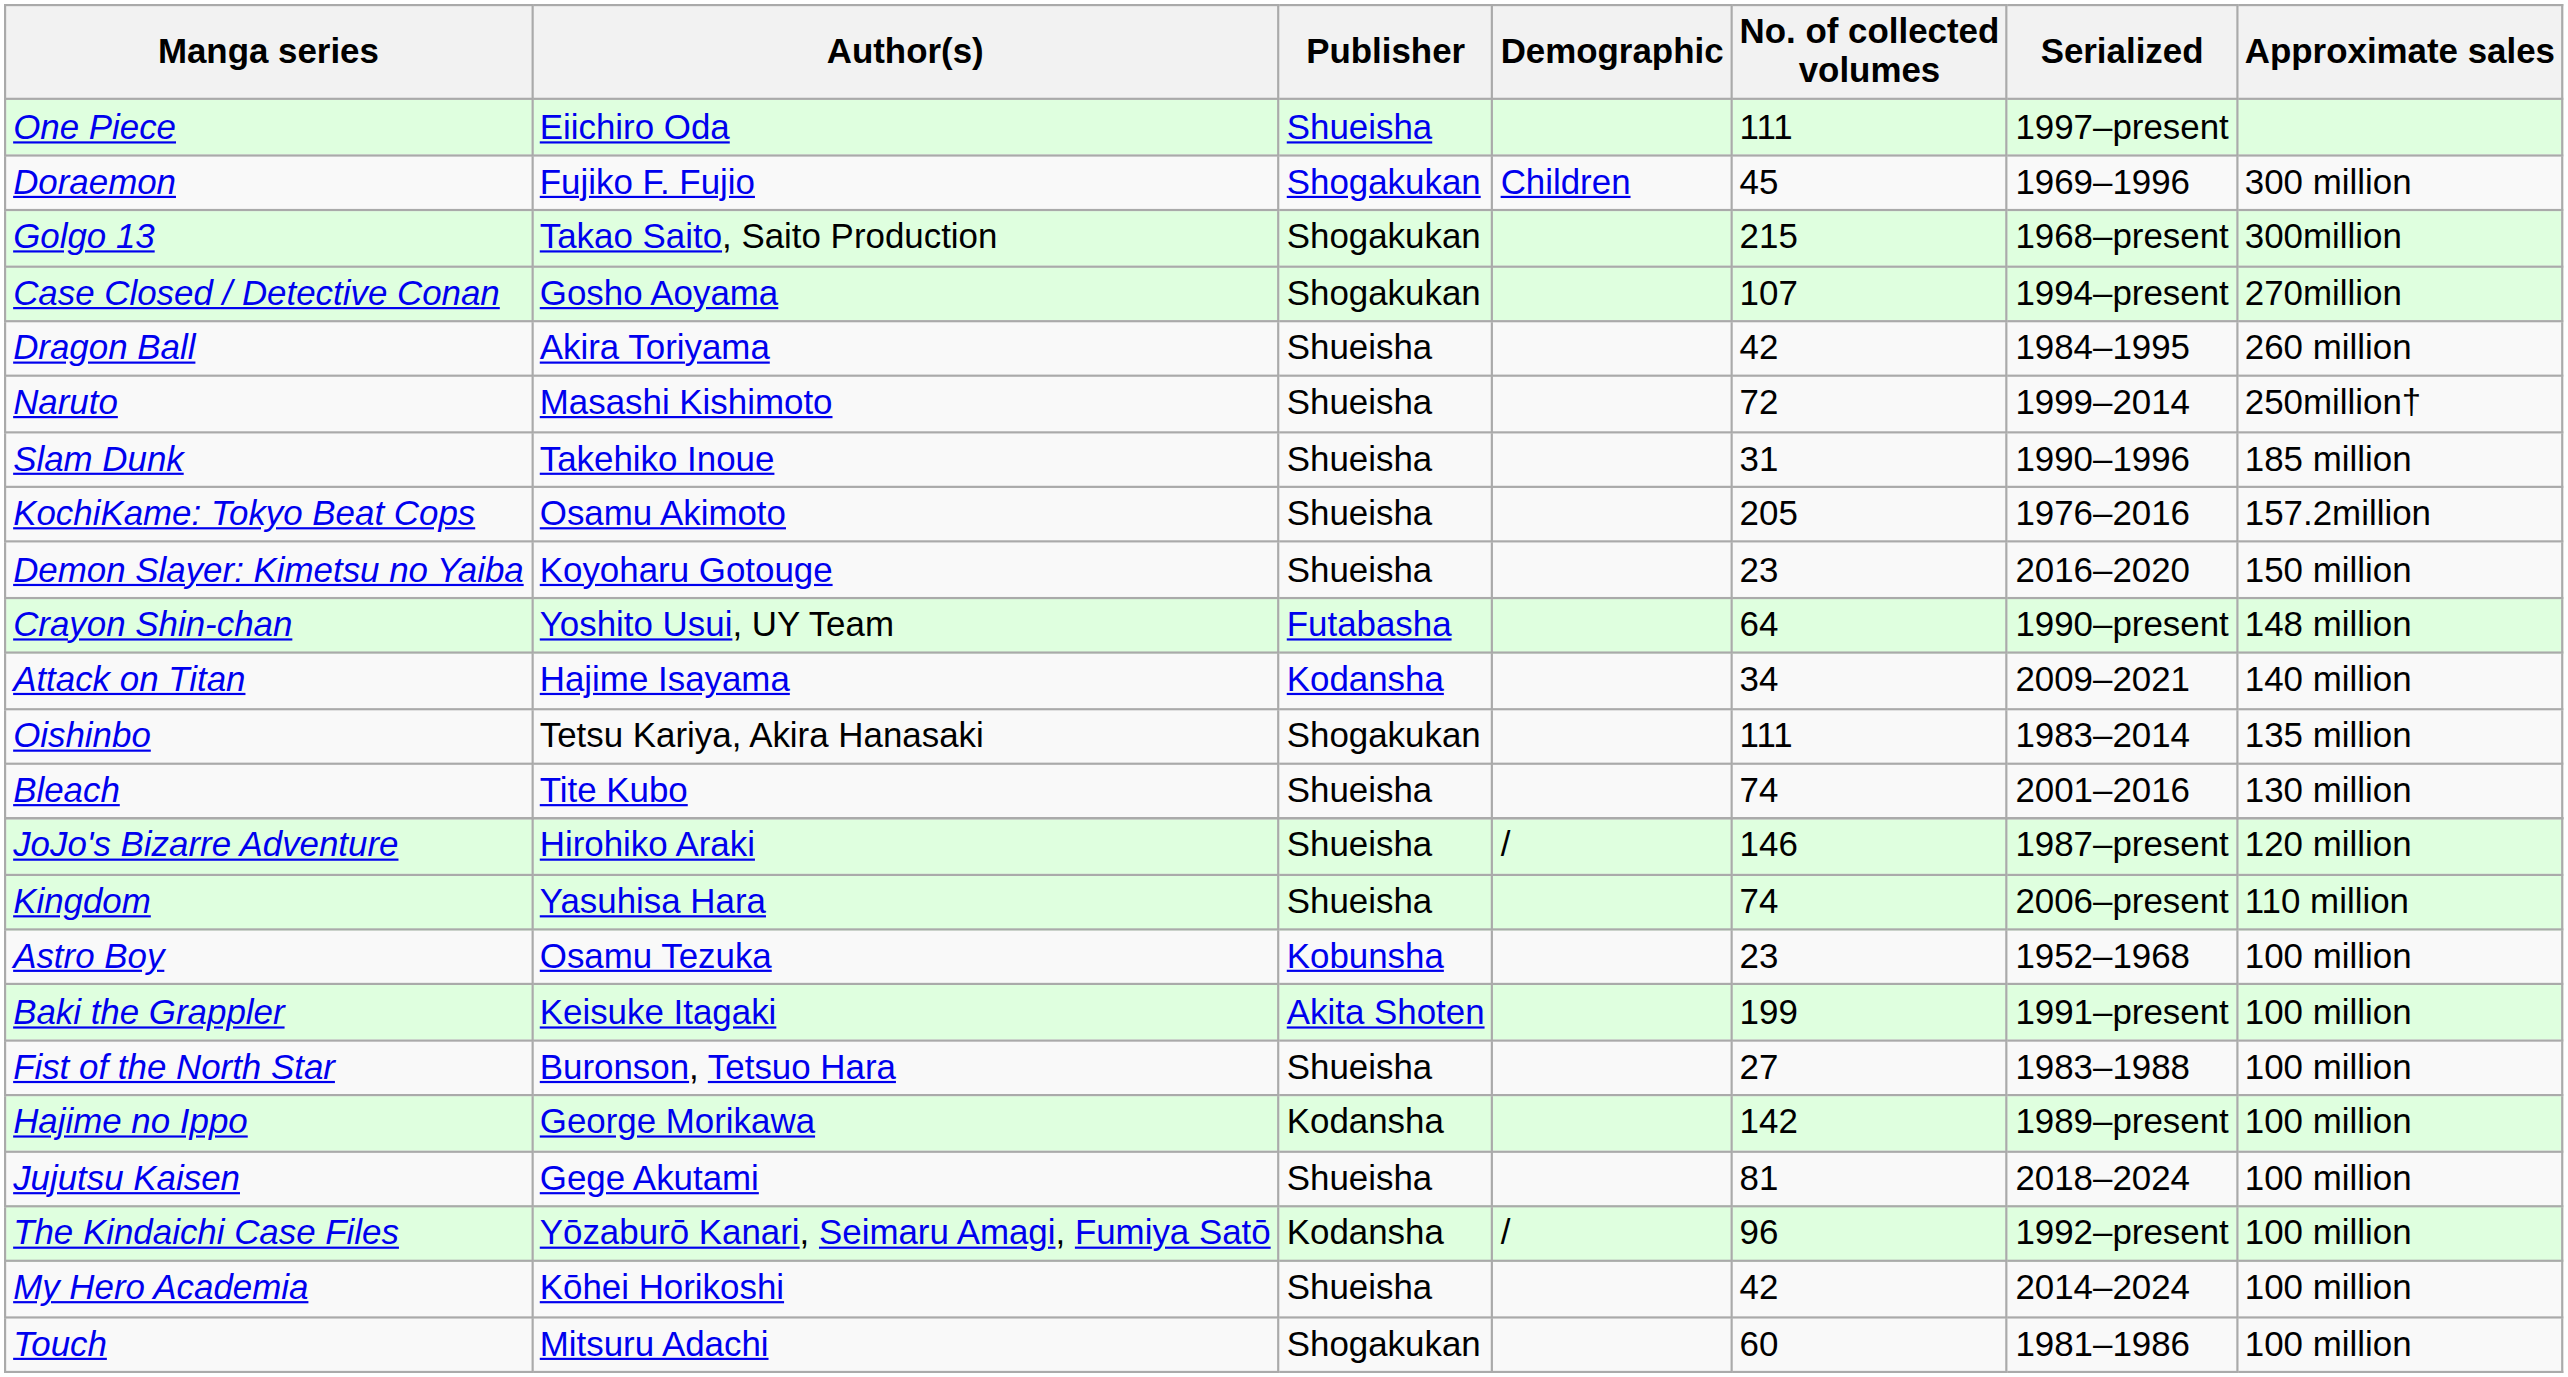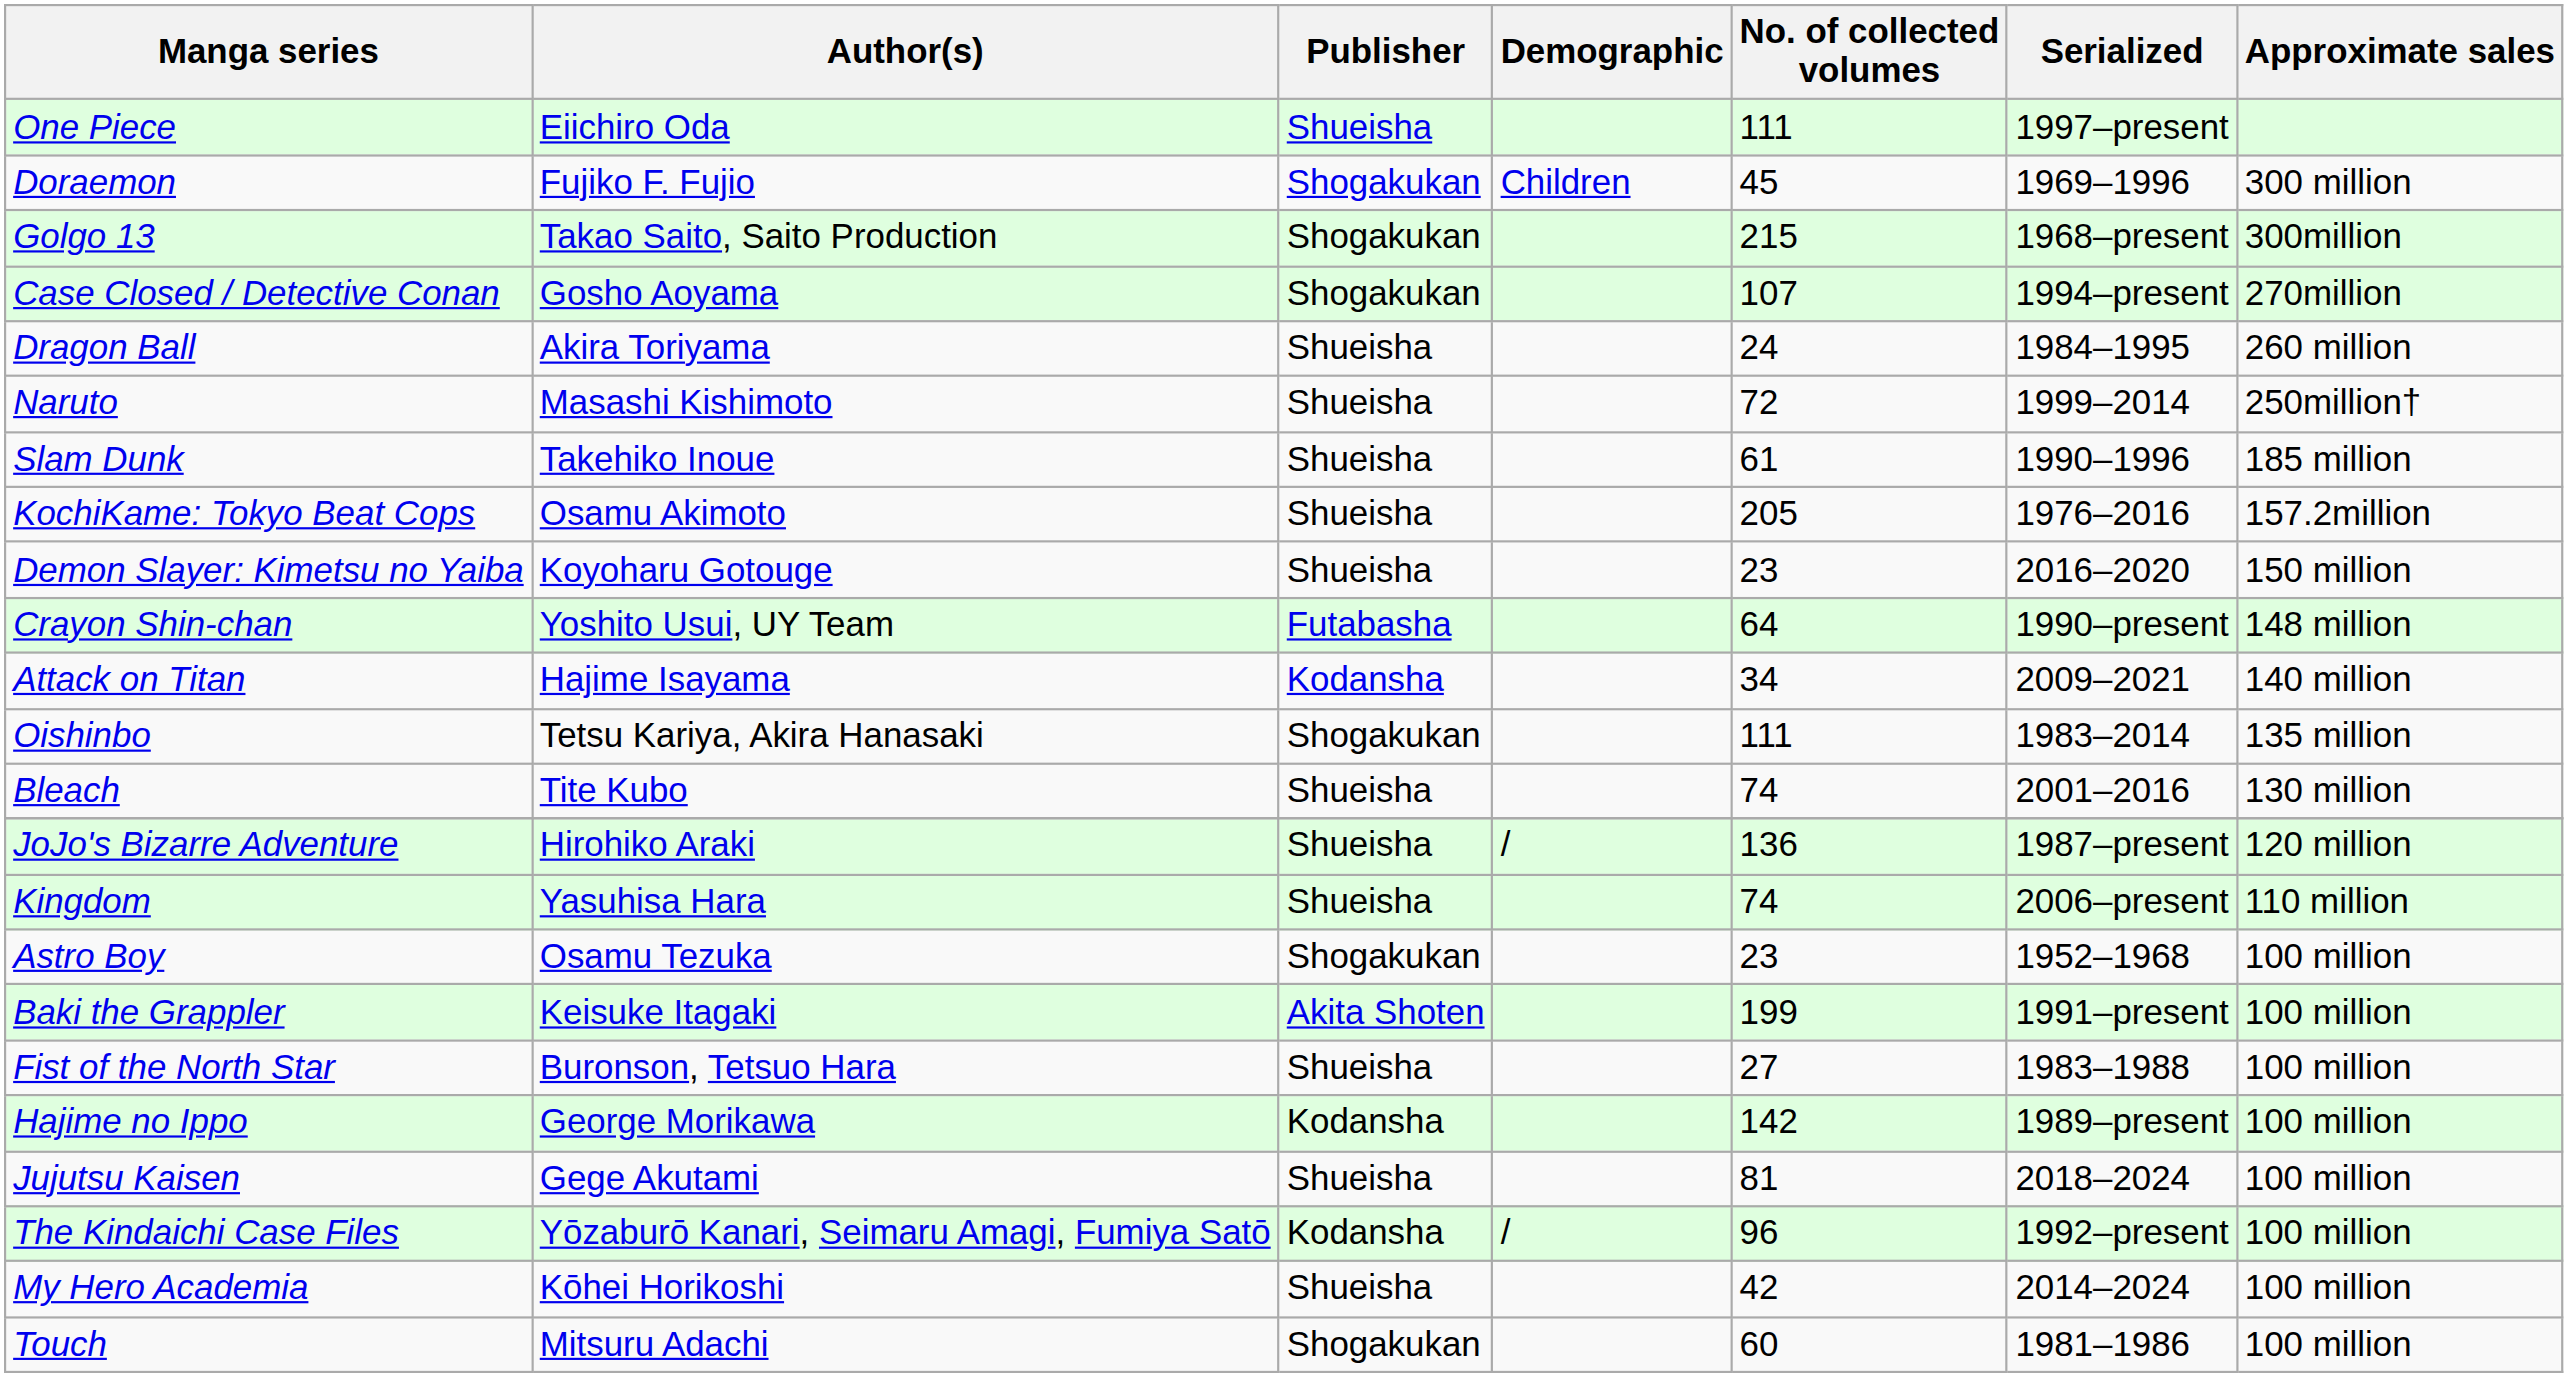(1759, 347) 42 -> (1759, 347) 24
(1759, 458) 31 -> (1759, 458) 61
(1769, 845) 146 -> (1769, 845) 136
(1365, 956) Kobunsha -> (1384, 956) Shogakukan
